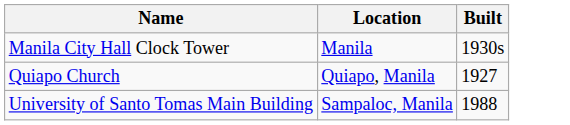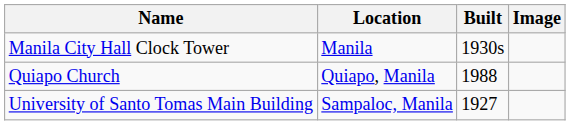+ column: (537, 18)
(479, 76) 1927 -> (479, 76) 1988
(479, 104) 1988 -> (479, 104) 1927
